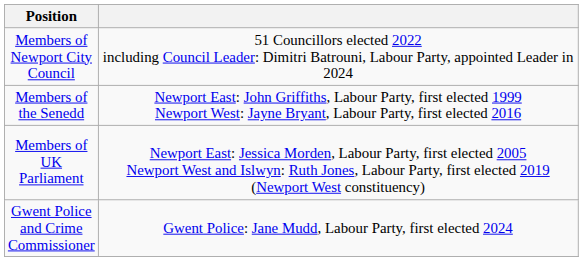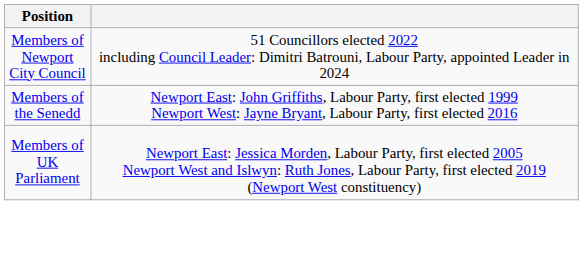- row: (51, 227)
